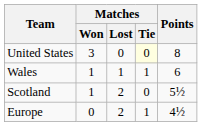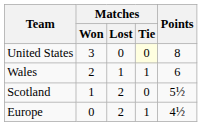(91, 72) 1 -> (91, 72) 2
